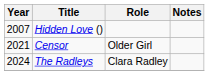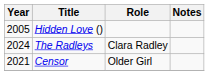(18, 29) 2007 -> (18, 29) 2005
rows swapped: (51, 45) <-> (64, 62)
